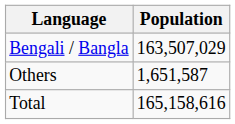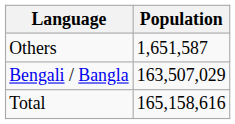rows swapped: (69, 47) <-> (33, 75)
